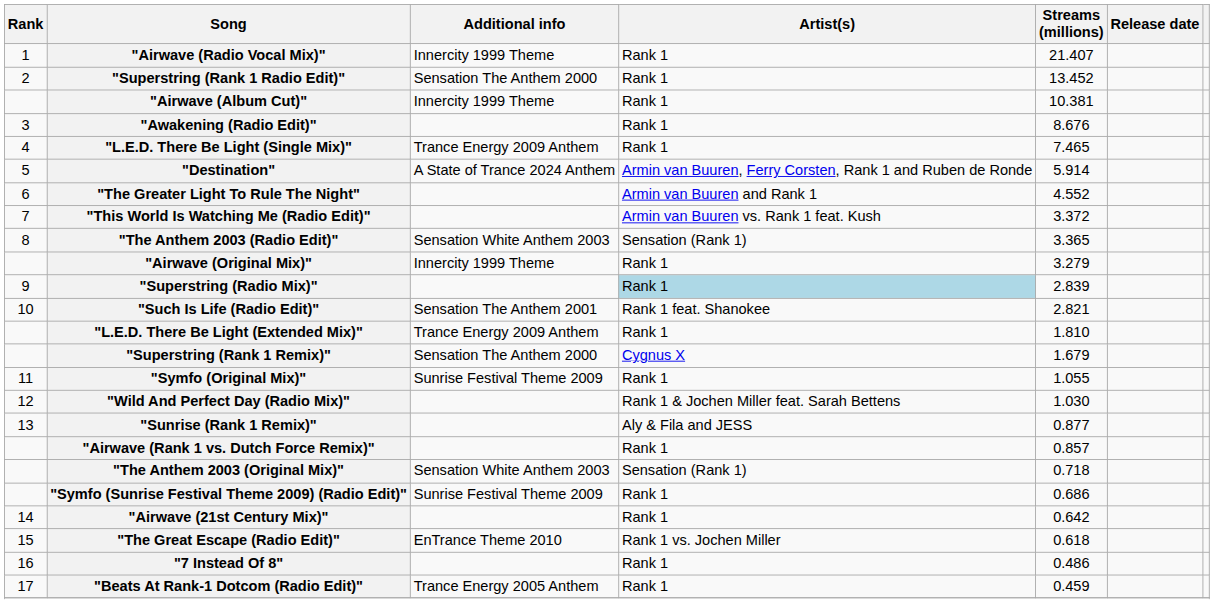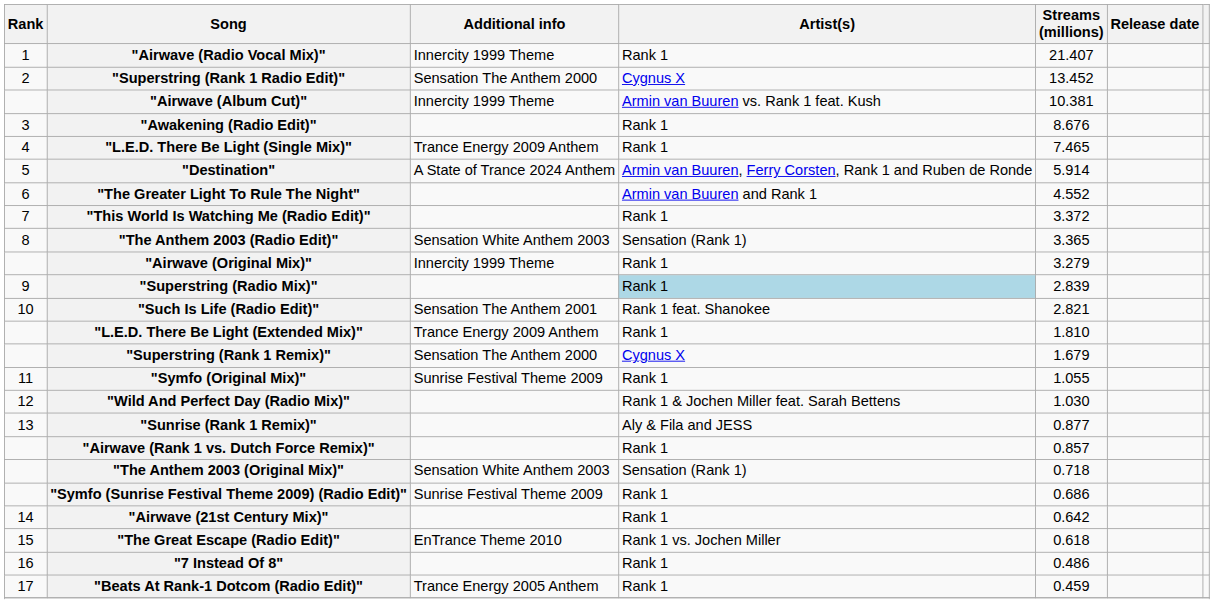(645, 78) Rank 1 -> (654, 78) Cygnus X
(645, 101) Rank 1 -> (751, 101) Armin van Buuren vs. Rank 1 feat. Kush
(751, 217) Armin van Buuren vs. Rank 1 feat. Kush -> (645, 217) Rank 1
